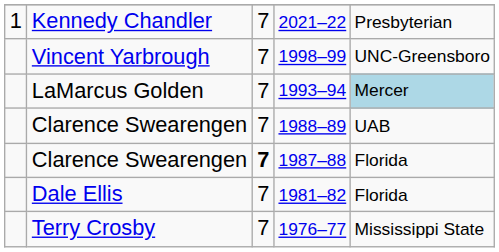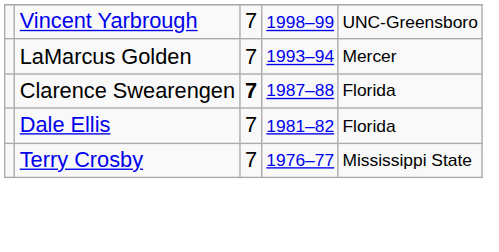- row: (312, 22)
(382, 91) lightblue background -> (369, 56) no background
- row: (312, 125)
